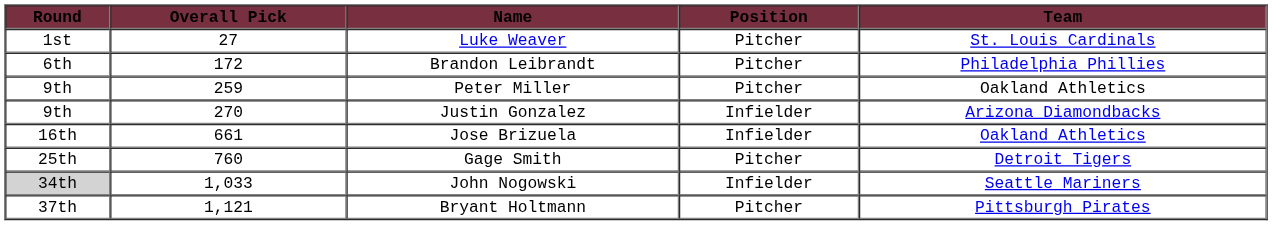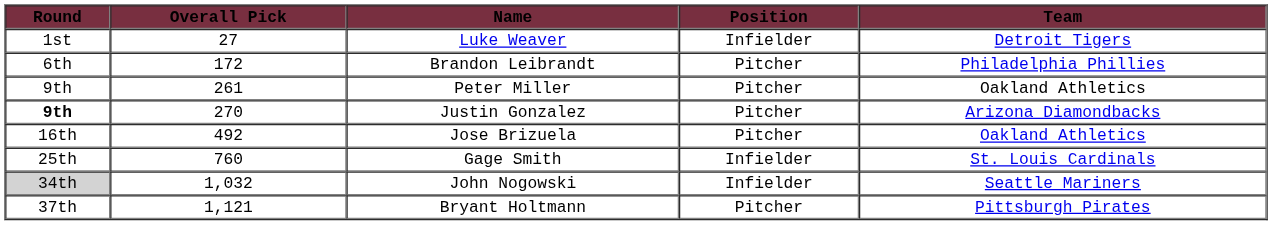(769, 41) Pitcher -> (769, 41) Infielder
(1063, 41) St. Louis Cardinals -> (1063, 41) Detroit Tigers
(228, 88) 259 -> (228, 88) 261
(57, 112) normal -> (57, 112) bold
(769, 112) Infielder -> (769, 112) Pitcher
(228, 136) 661 -> (228, 136) 492
(769, 136) Infielder -> (769, 136) Pitcher
(769, 160) Pitcher -> (769, 160) Infielder
(1063, 160) Detroit Tigers -> (1063, 160) St. Louis Cardinals
(228, 183) 1,033 -> (228, 183) 1,032
